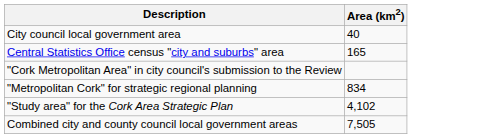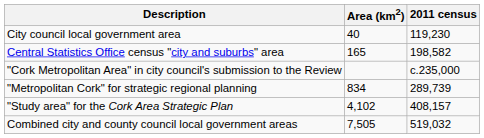+ column: (443, 15)
